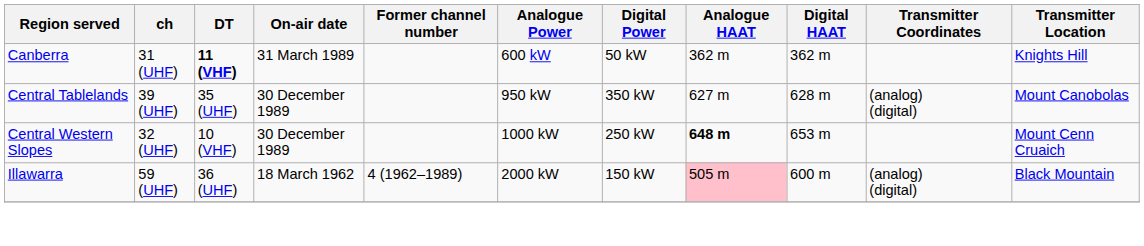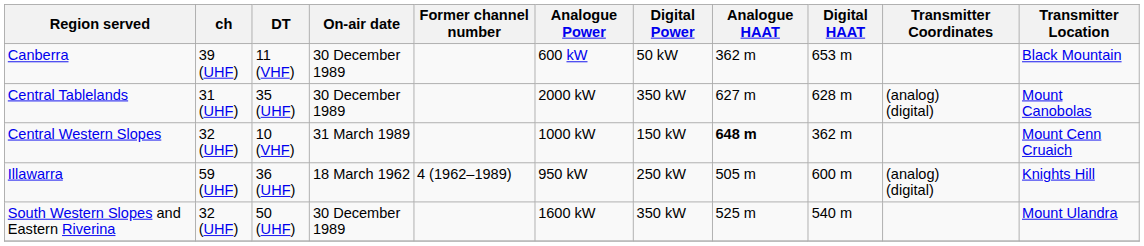(158, 63) 31 (UHF) -> (218, 63) 39 (UHF)
(217, 63) bold -> (275, 63) normal
(306, 55) 31 March 1989 -> (357, 63) 30 December 1989
(810, 55) 362 m -> (832, 55) 653 m
(1051, 55) Knights Hill -> (1072, 55) Black Mountain
(158, 103) 39 (UHF) -> (218, 103) 31 (UHF)
(526, 94) 950 kW -> (567, 94) 2000 kW
(301, 142) 30 December 1989 -> (361, 134) 31 March 1989
(630, 134) 250 kW -> (661, 134) 150 kW
(810, 134) 653 m -> (832, 134) 362 m
(530, 173) 2000 kW -> (563, 173) 950 kW
(630, 173) 150 kW -> (661, 173) 250 kW
(709, 173) pink background -> (736, 173) no background
(1065, 173) Black Mountain -> (1058, 173) Knights Hill
+ row: (94, 221)
